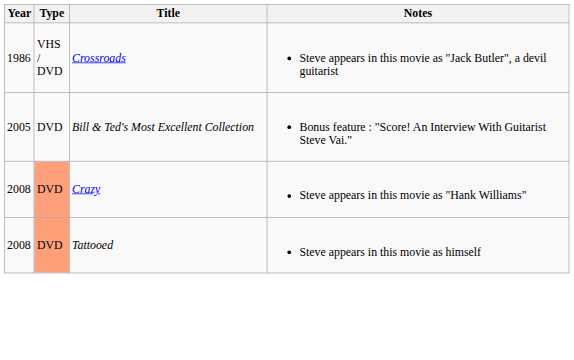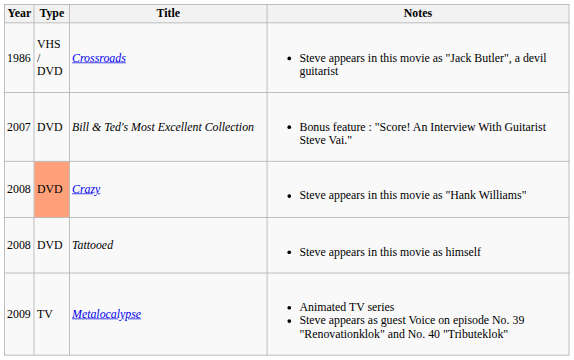(19, 126) 2005 -> (19, 126) 2007
(50, 245) lightsalmon background -> (50, 245) no background
+ row: (107, 314)
